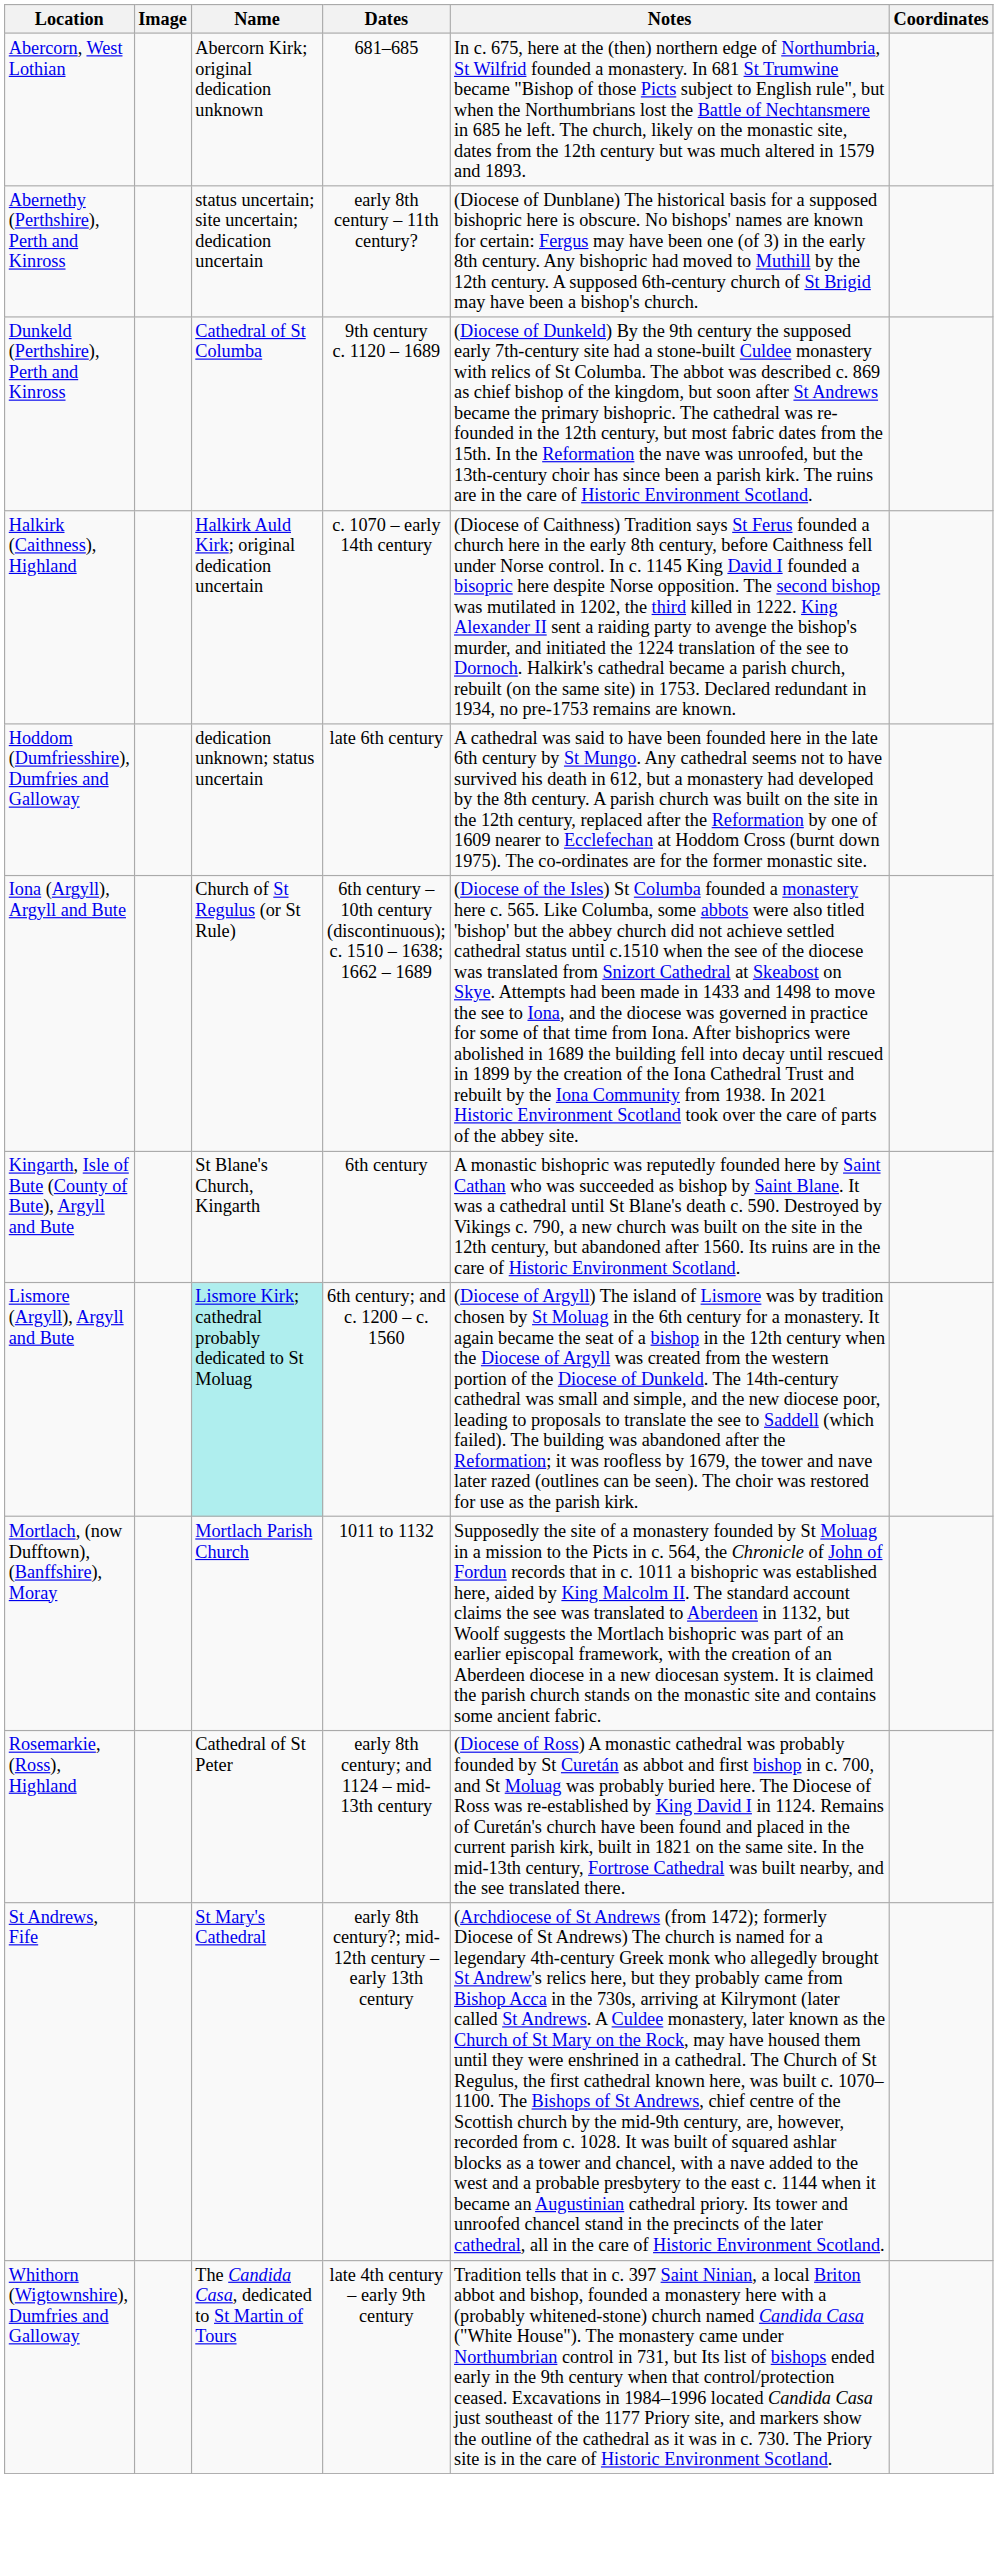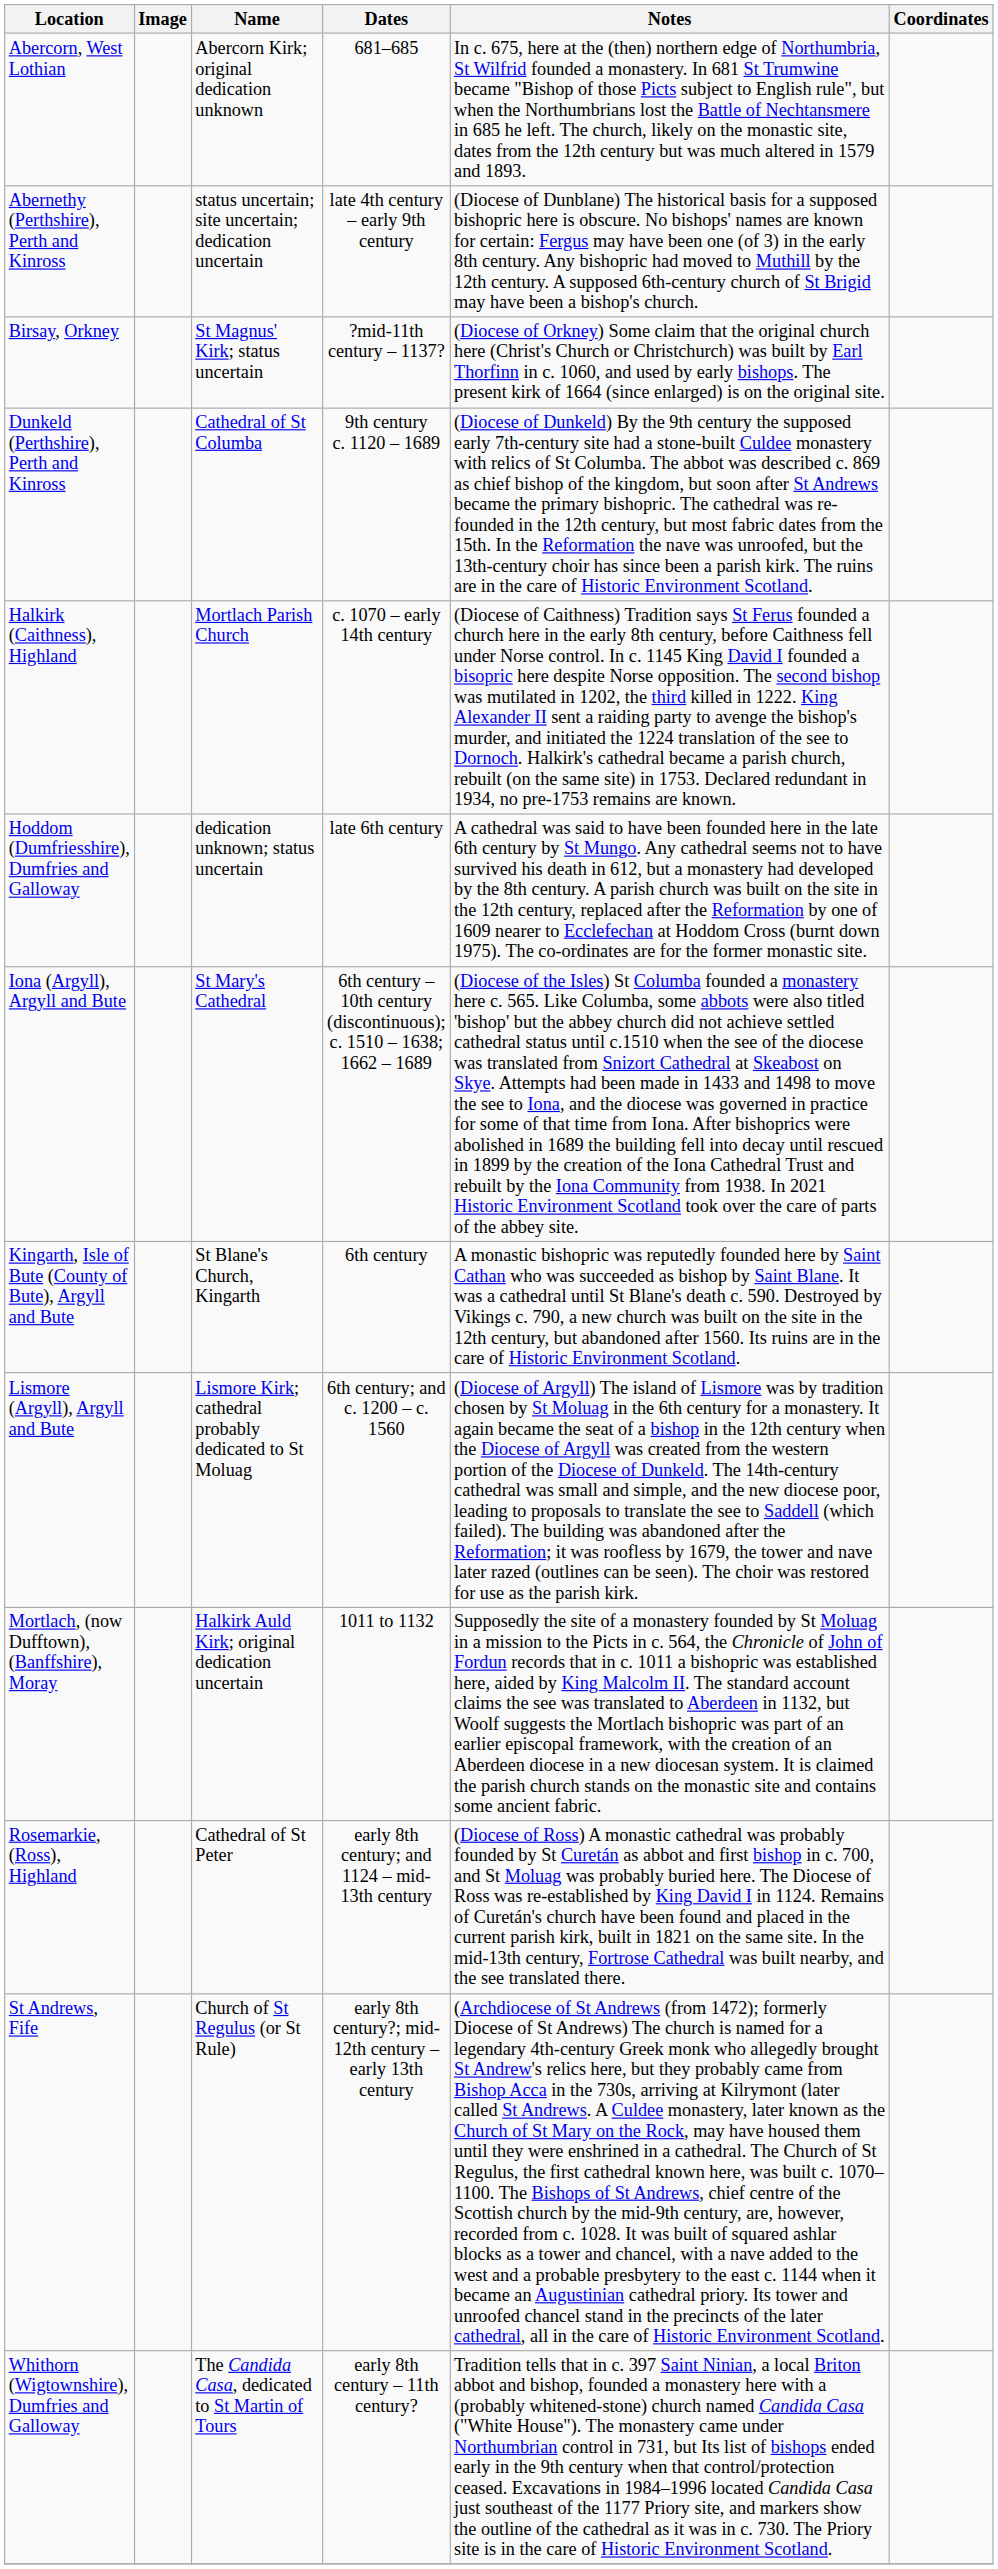(386, 220) early 8th century – 11th century? -> (386, 220) late 4th century – early 9th century
+ row: (64, 331)
(245, 555) Halkirk Auld Kirk; original dedication uncertain -> (254, 625) Mortlach Parish Church
(248, 910) Church of St Regulus (or St Rule) -> (231, 990) St Mary's Cathedral
(249, 1337) paleturquoise background -> (249, 1428) no background
(254, 1541) Mortlach Parish Church -> (245, 1652) Halkirk Auld Kirk; original dedication uncertain
(231, 1927) St Mary's Cathedral -> (248, 2028) Church of St Regulus (or St Rule)
(386, 2294) late 4th century – early 9th century -> (386, 2385) early 8th century – 11th century?
